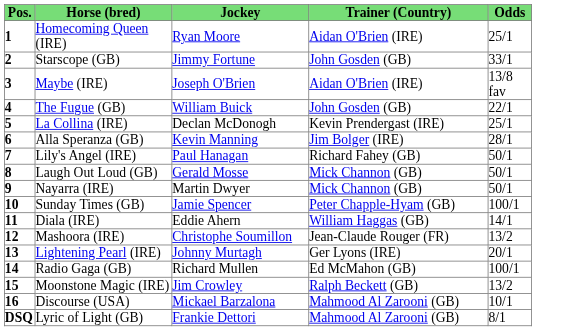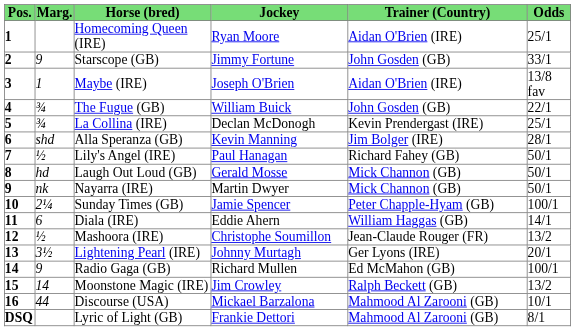+ column: (55, 12)
